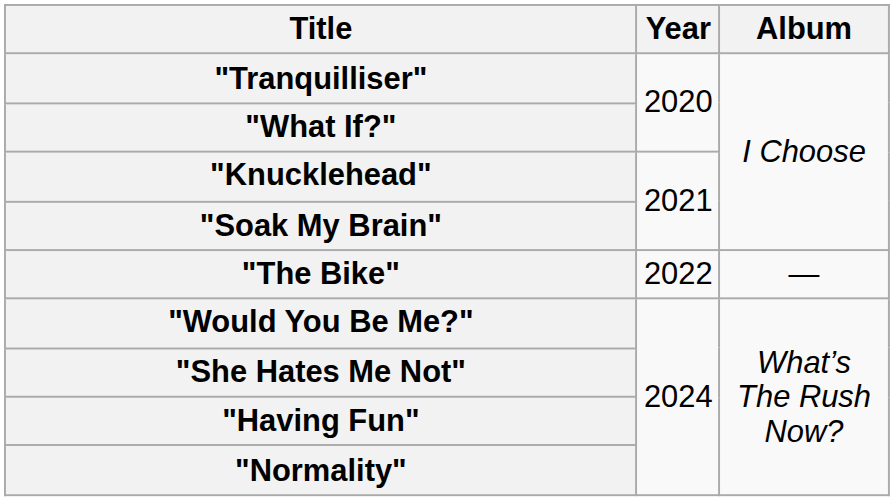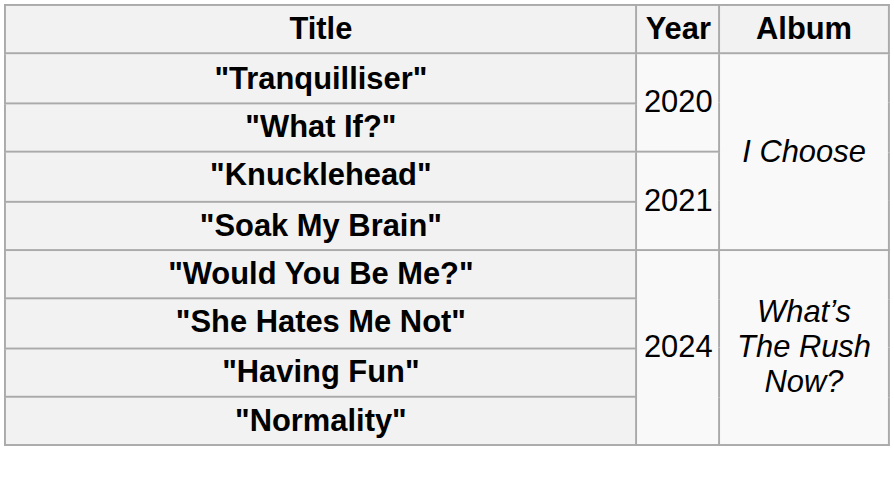- row: (321, 273)
